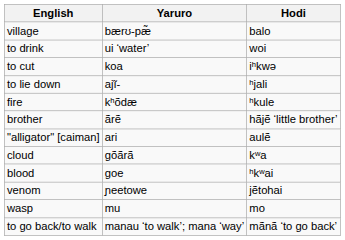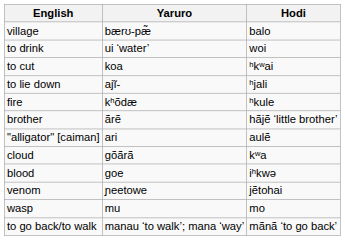(263, 66) iʰkwə -> (261, 66) ʰkʷai
(261, 173) ʰkʷai -> (263, 173) iʰkwə
